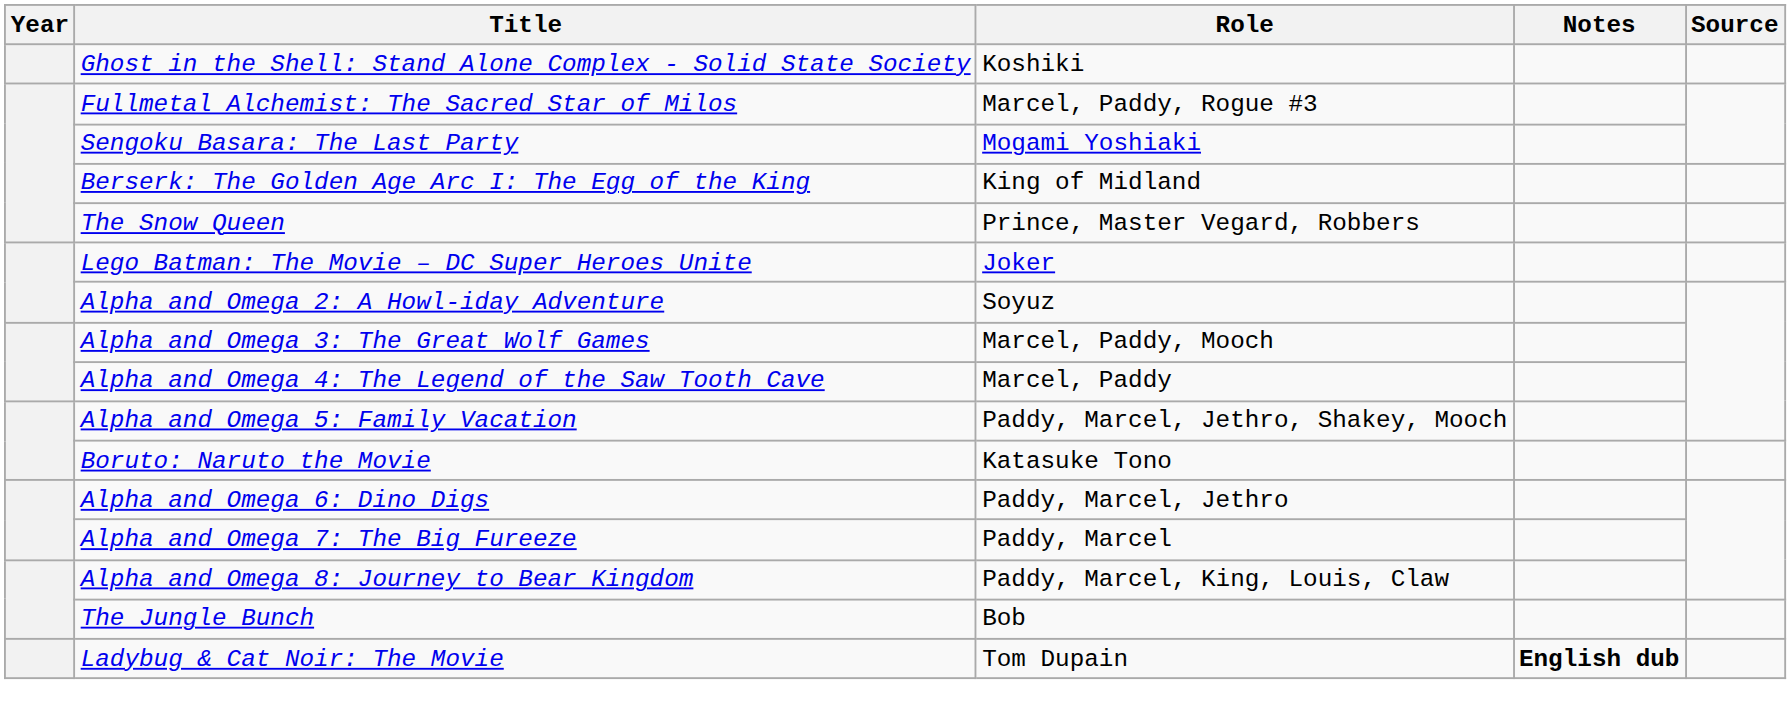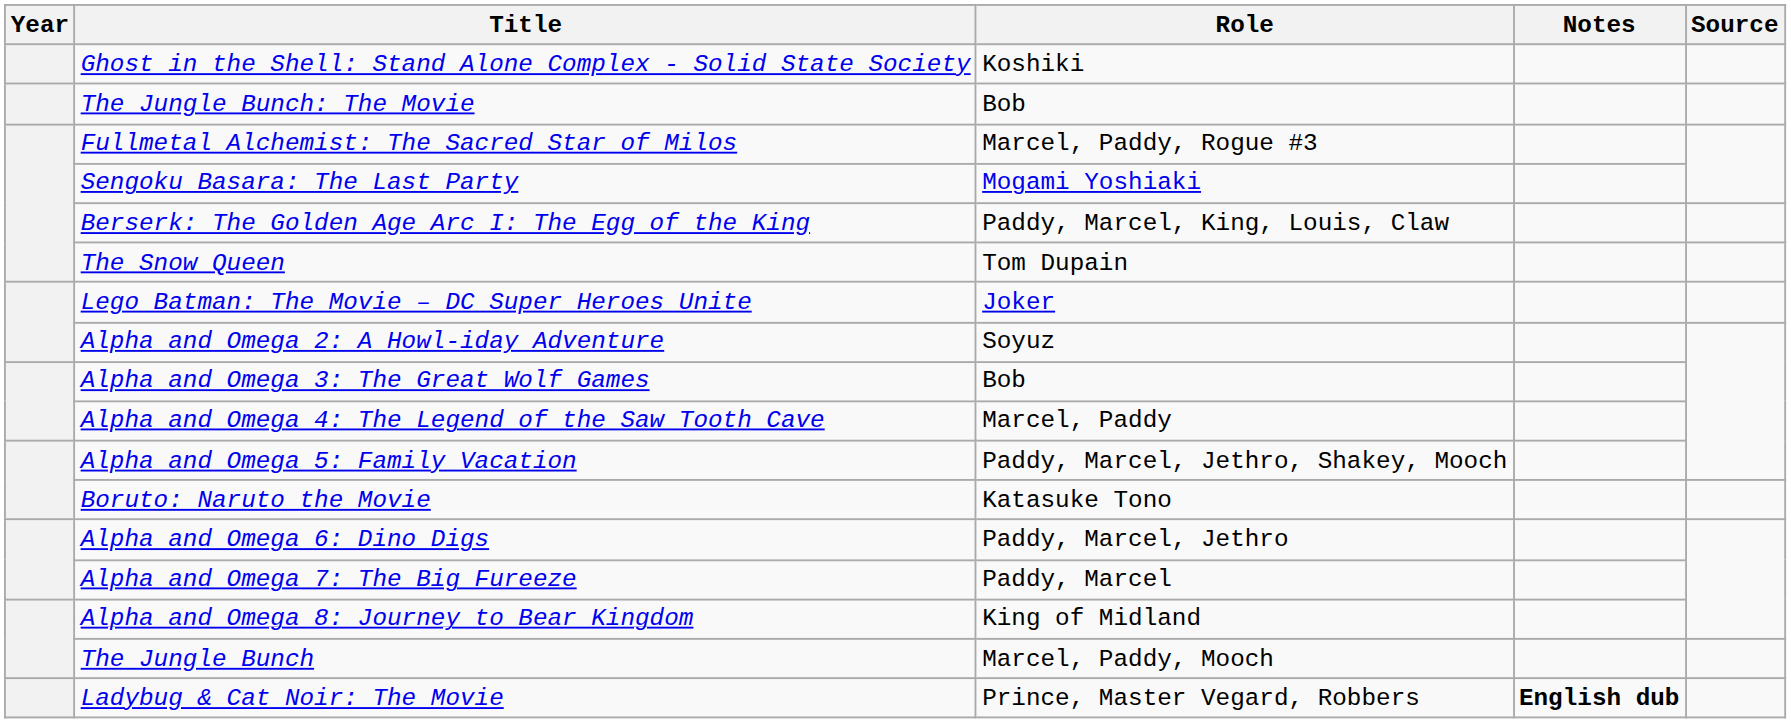+ row: (278, 104)
(1092, 183) King of Midland -> (1216, 223) Paddy, Marcel, King, Louis, Claw
(1201, 223) Prince, Master Vegard, Robbers -> (1055, 262) Tom Dupain
(1128, 342) Marcel, Paddy, Mooch -> (1004, 381) Bob
(1216, 579) Paddy, Marcel, King, Louis, Claw -> (1092, 619) King of Midland
(1004, 619) Bob -> (1128, 659) Marcel, Paddy, Mooch
(1055, 659) Tom Dupain -> (1201, 698) Prince, Master Vegard, Robbers
